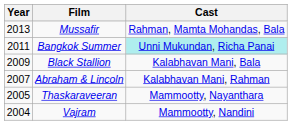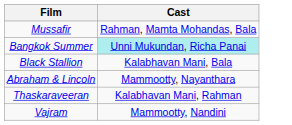- column: (18, 13)
(206, 79) Kalabhavan Mani, Rahman -> (178, 79) Mammootty, Nayanthara
(206, 96) Mammootty, Nayanthara -> (178, 96) Kalabhavan Mani, Rahman
